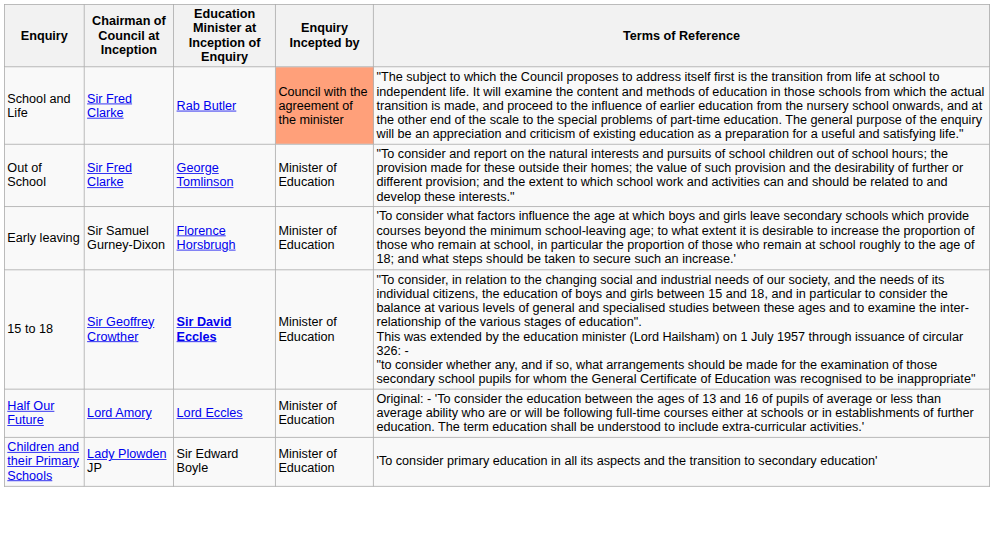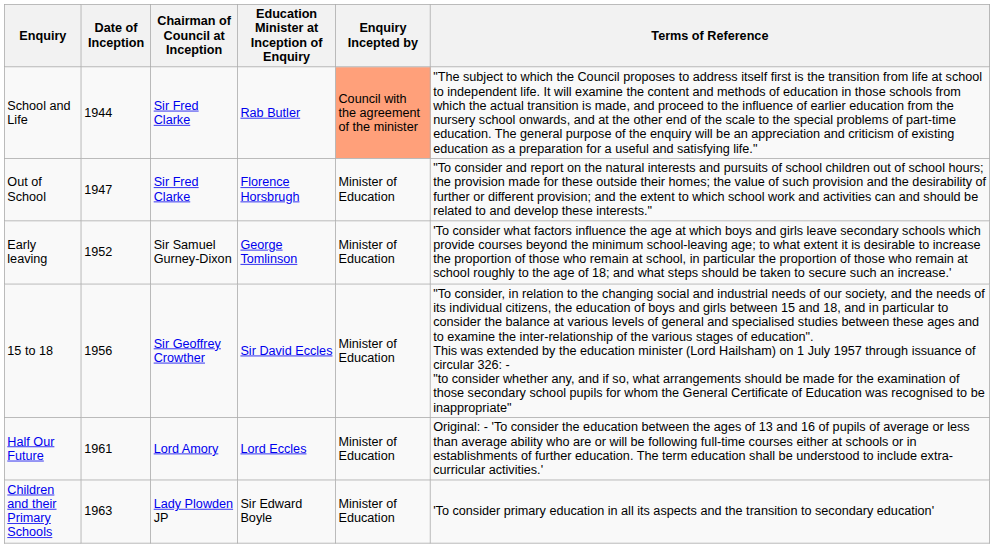+ column: (116, 35)
(205, 175) George Tomlinson -> (270, 189) Florence Horsbrugh
(206, 238) Florence Horsbrugh -> (269, 252) George Tomlinson
(204, 329) bold -> (286, 350) normal
